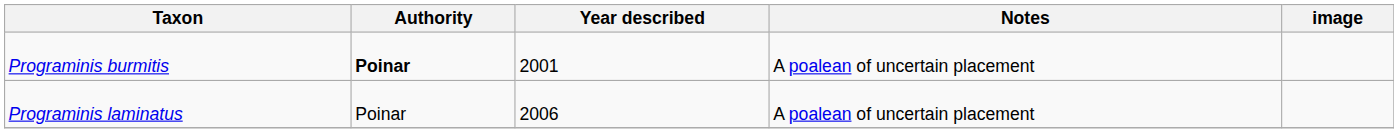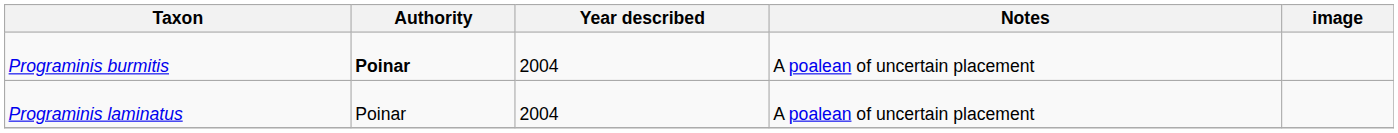(539, 66) 2001 -> (539, 66) 2004
(539, 113) 2006 -> (539, 113) 2004
